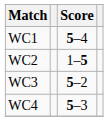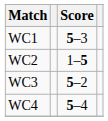(77, 37) 5–4 -> (77, 37) 5–3
(77, 104) 5–3 -> (77, 104) 5–4
